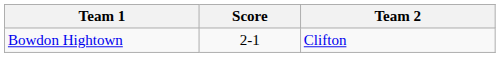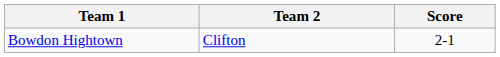columns swapped: (398, 16) <-> (250, 16)
